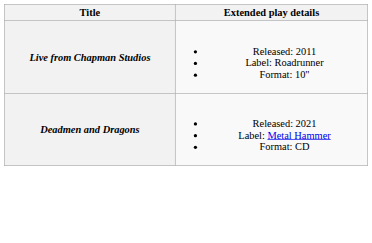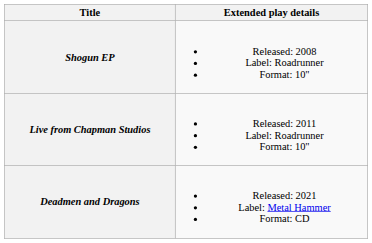+ row: (90, 57)
